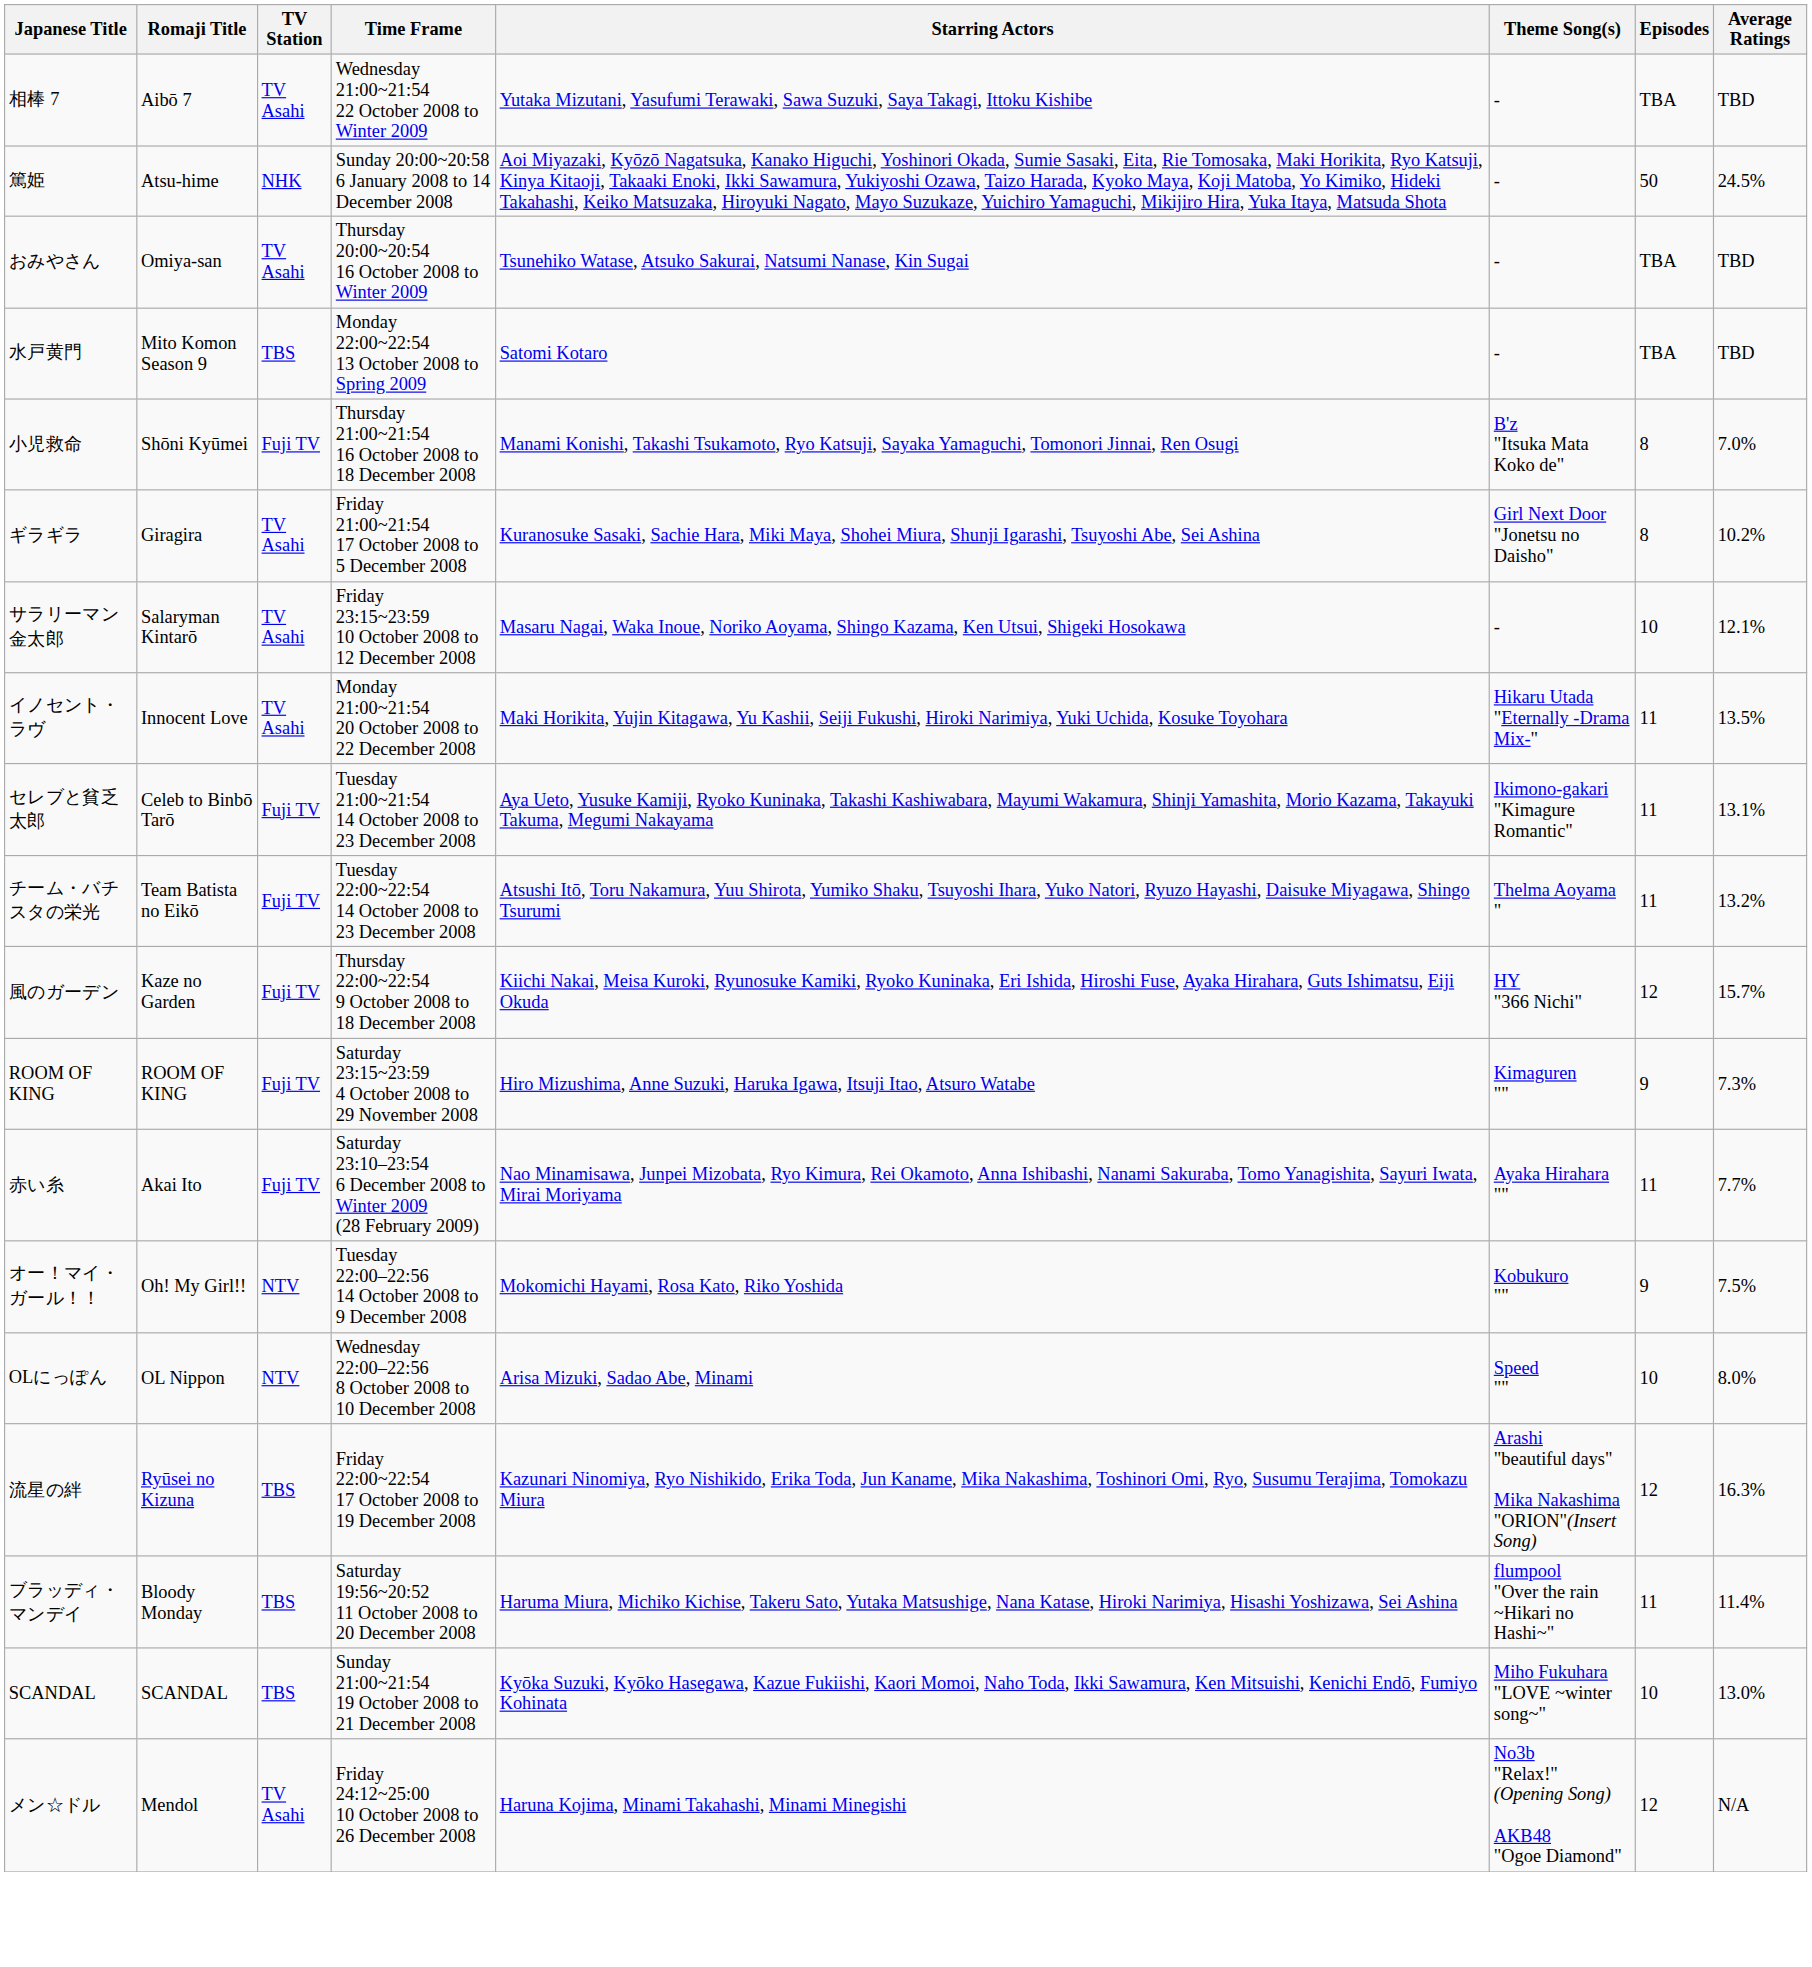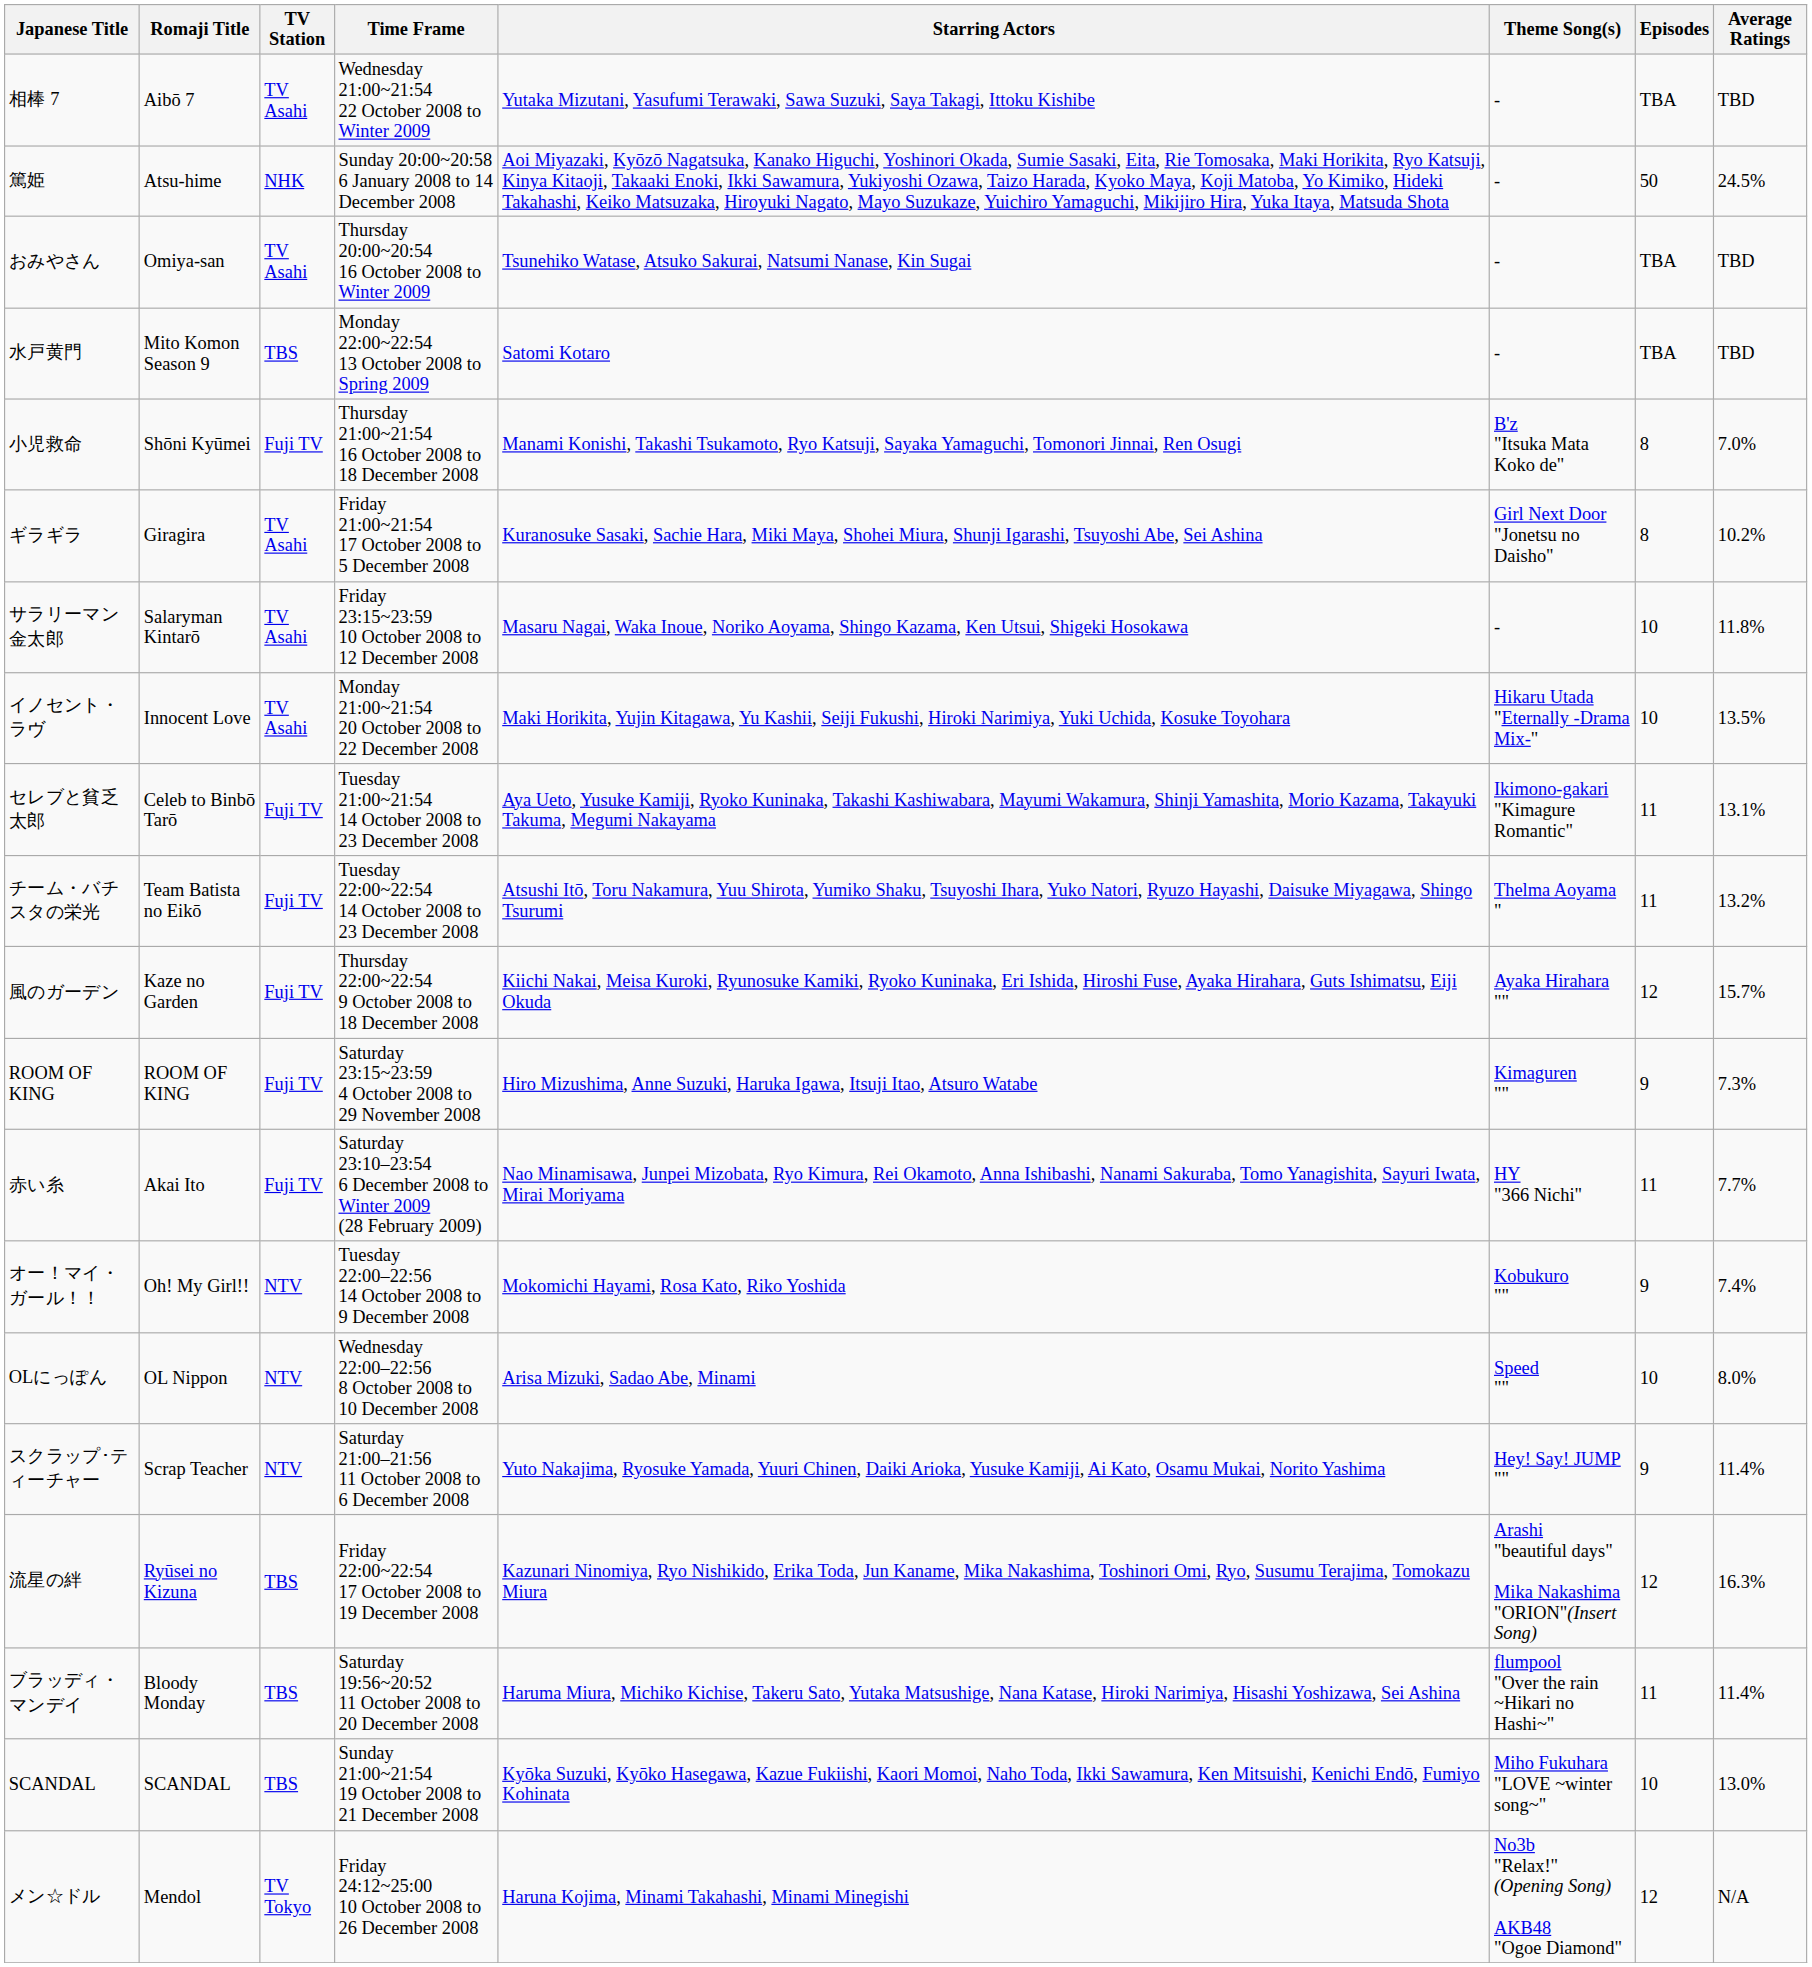(1741, 627) 12.1% -> (1741, 627) 11.8%
(1648, 718) 11 -> (1649, 718) 10
(1538, 992) HY "366 Nichi" -> (1552, 992) Ayaka Hirahara ""
(1551, 1185) Ayaka Hirahara "" -> (1538, 1185) HY "366 Nichi"
(1737, 1286) 7.5% -> (1737, 1286) 7.4%
+ row: (69, 1468)
(283, 1805) TV Asahi -> (288, 1896) TV Tokyo
